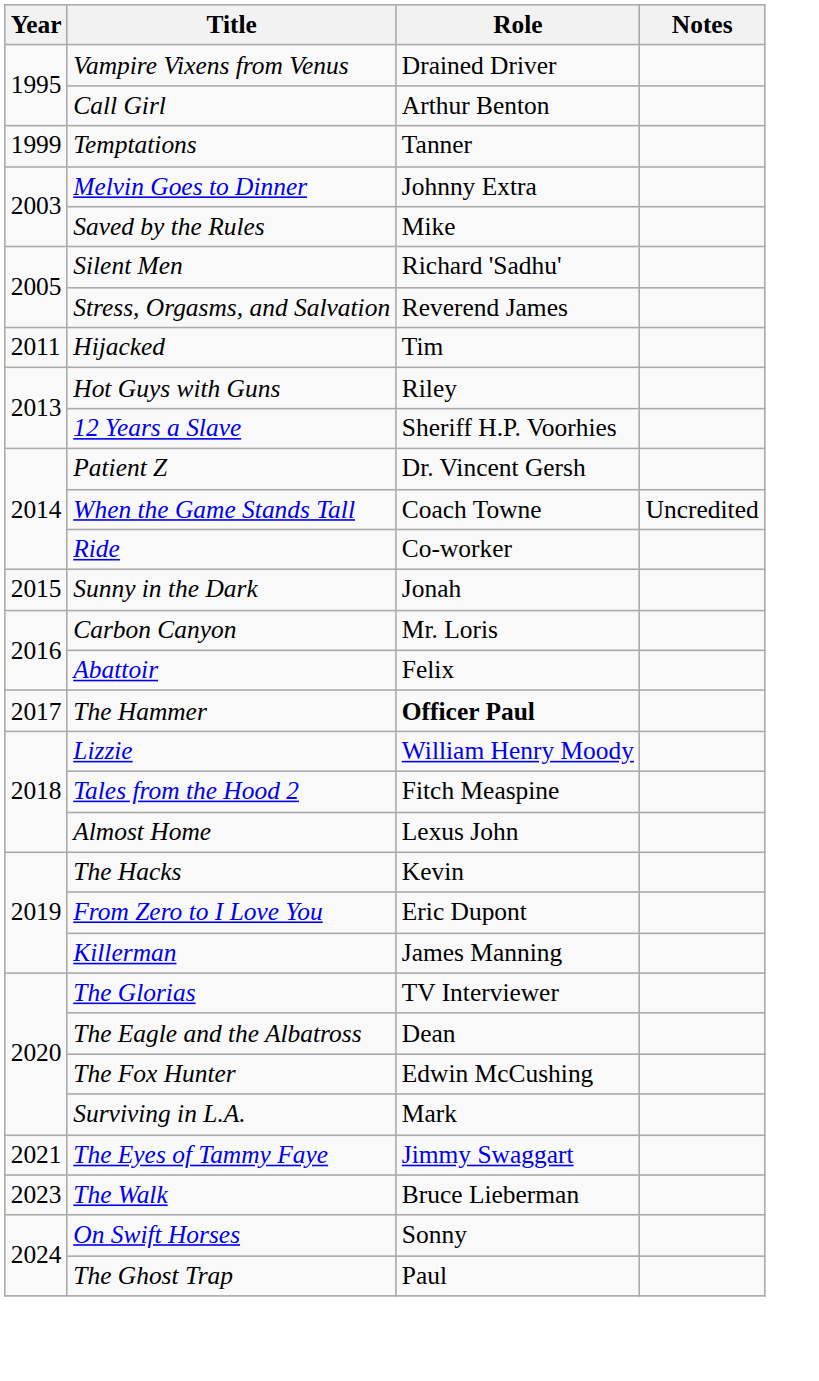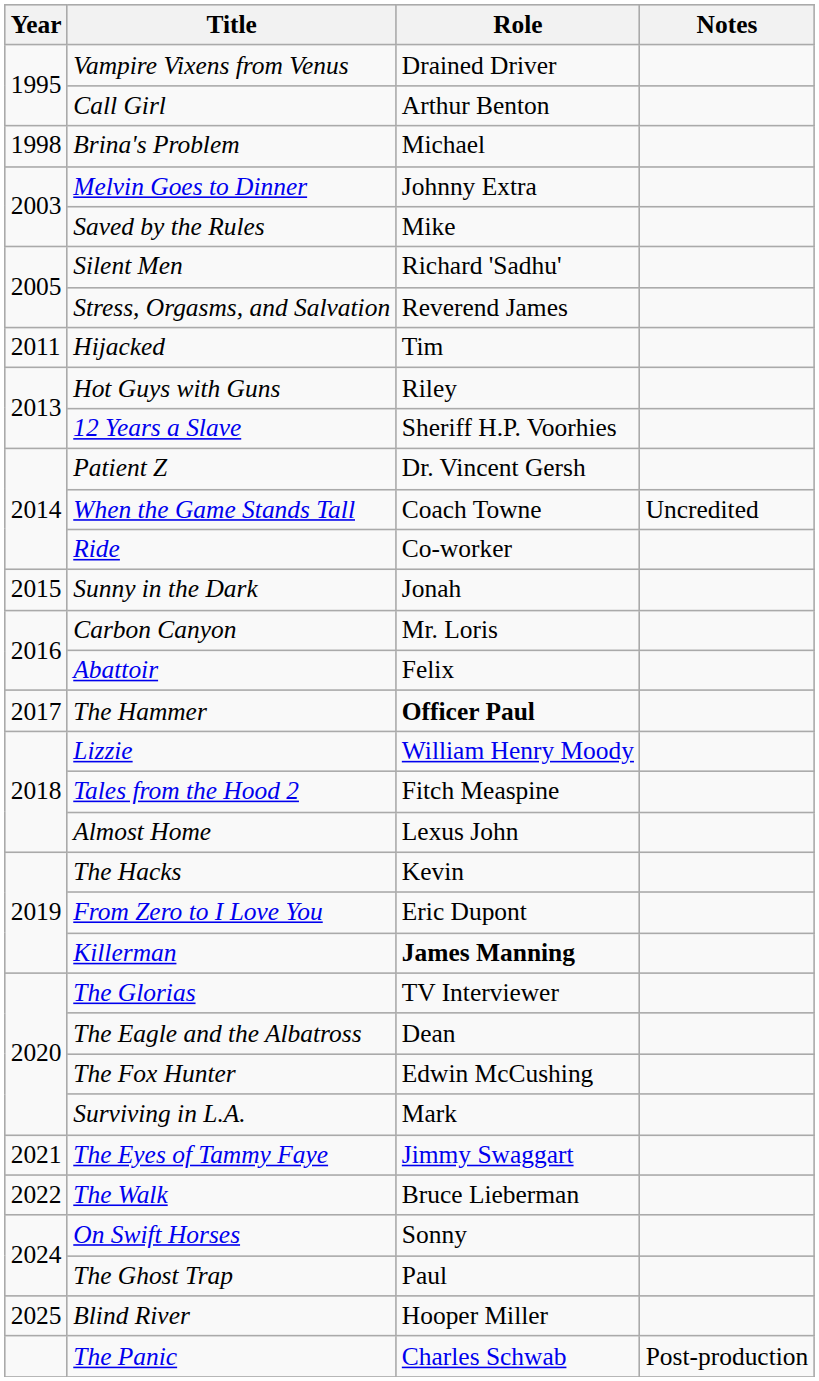+ row: (156, 145)
- row: (135, 145)
(482, 952) normal -> (488, 952) bold
(36, 1194) 2023 -> (36, 1194) 2022
+ row: (132, 1315)
+ row: (125, 1356)
